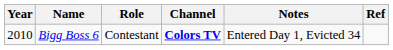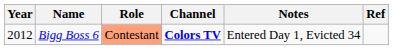(20, 34) 2010 -> (20, 34) 2012
(132, 34) no background -> (132, 34) lightsalmon background
